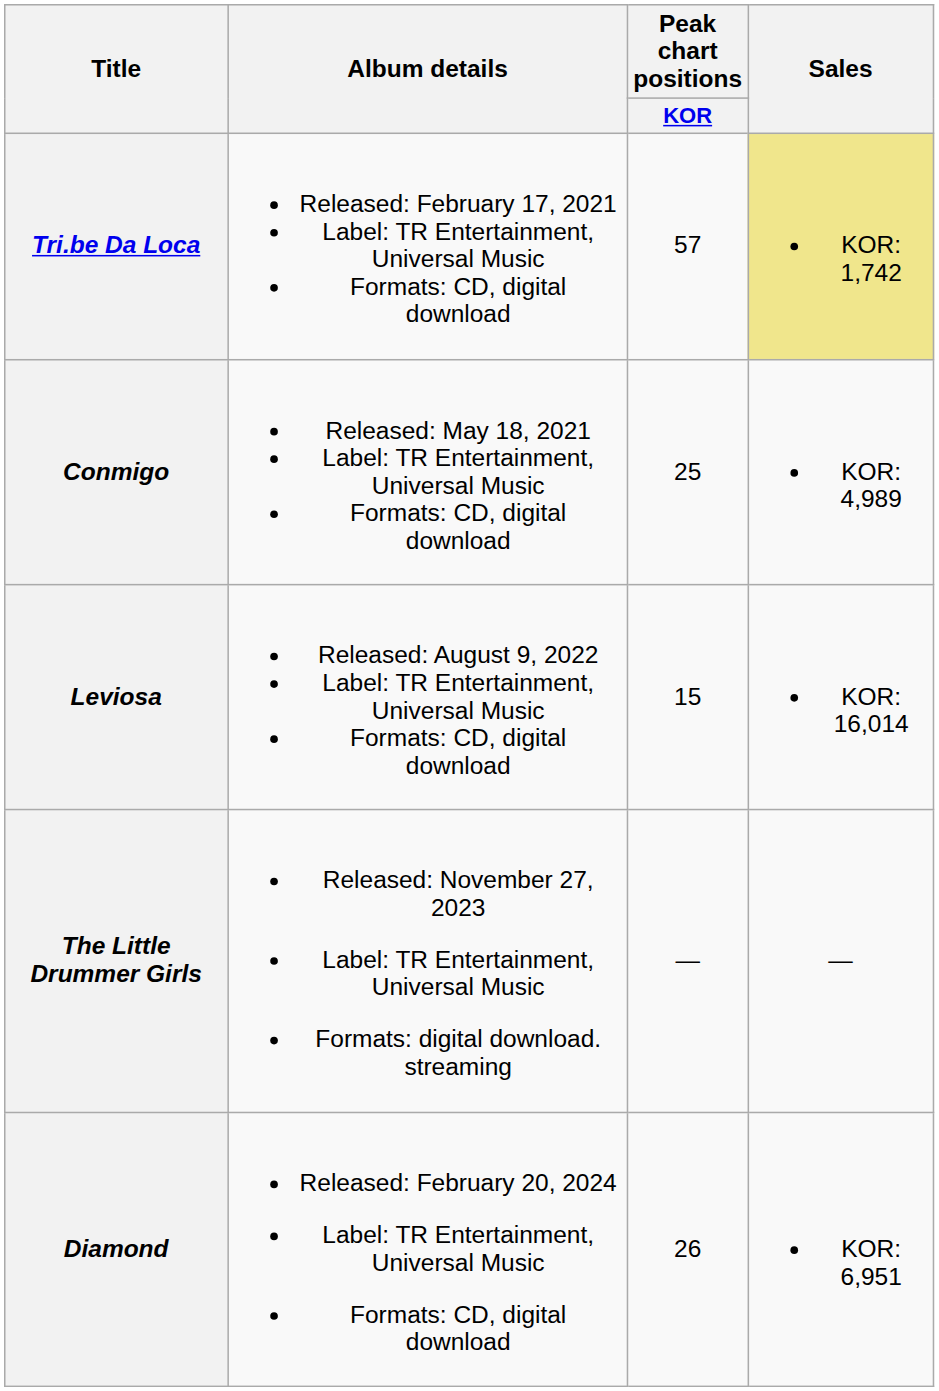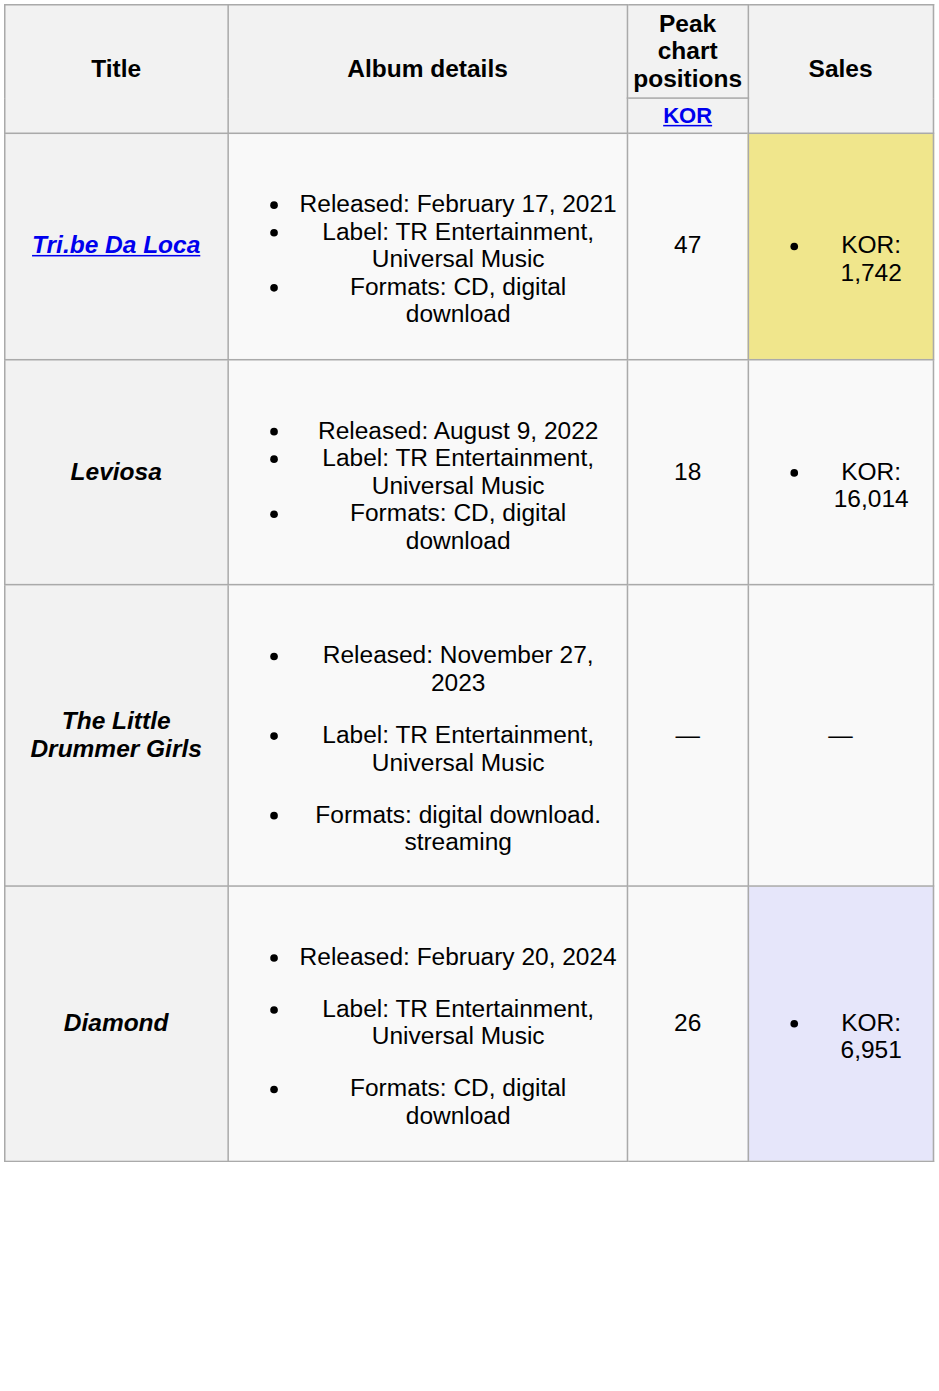(688, 245) 57 -> (688, 245) 47
- row: (116, 471)
(688, 696) 15 -> (688, 471) 18
(841, 1263) no background -> (841, 1037) lavender background
